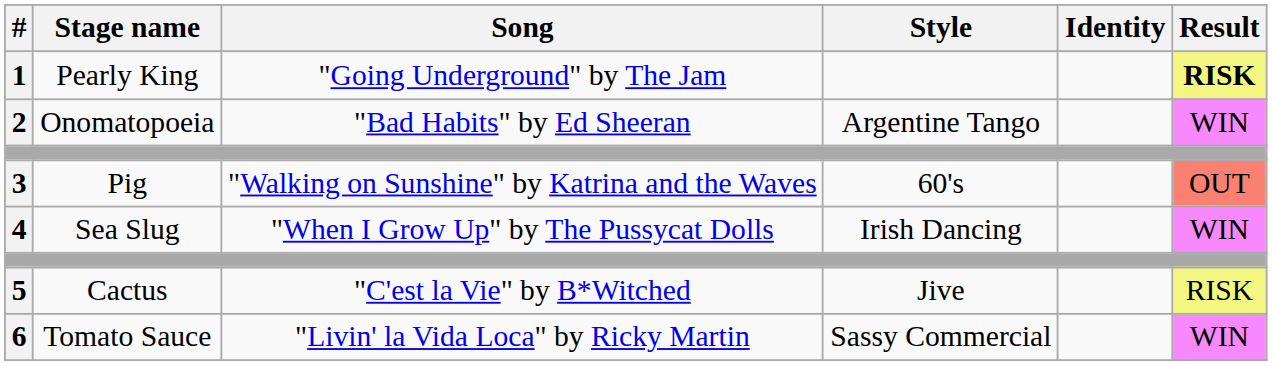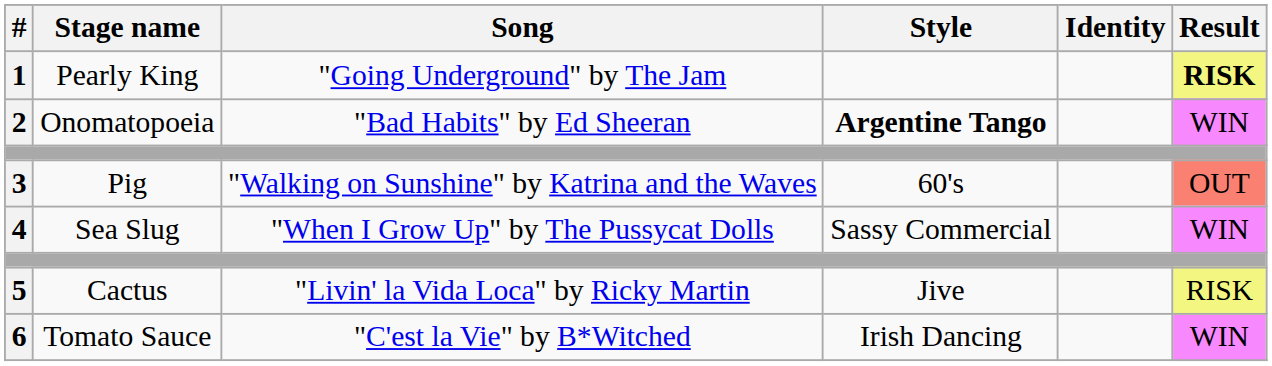(941, 121) normal -> (941, 121) bold
(941, 229) Irish Dancing -> (941, 229) Sassy Commercial
(522, 289) "C'est la Vie" by B*Witched -> (522, 289) "Livin' la Vida Loca" by Ricky Martin
(522, 336) "Livin' la Vida Loca" by Ricky Martin -> (522, 336) "C'est la Vie" by B*Witched
(941, 336) Sassy Commercial -> (941, 336) Irish Dancing
